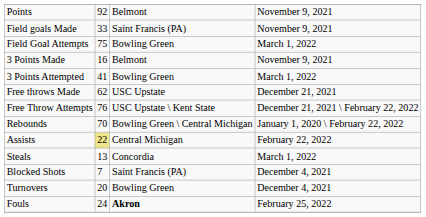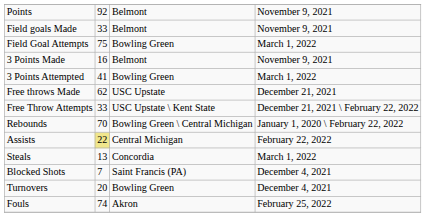(149, 28) Saint Francis (PA) -> (129, 28) Belmont
(102, 108) 76 -> (102, 108) 33
(102, 204) 24 -> (102, 204) 74
(126, 204) bold -> (125, 204) normal
